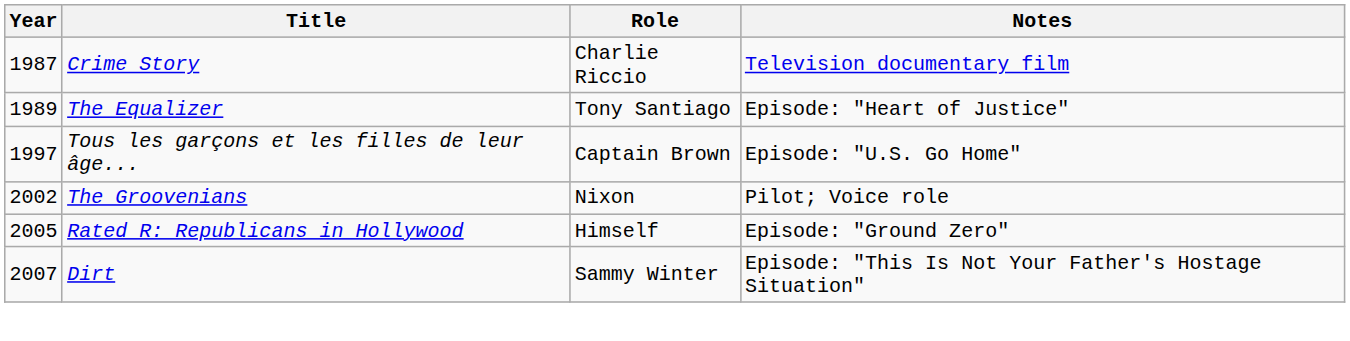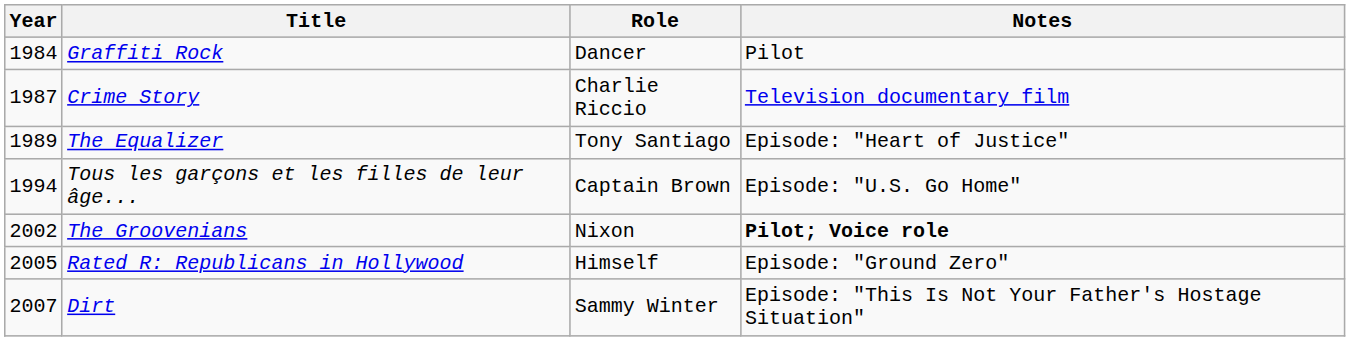+ row: (145, 54)
(34, 154) 1997 -> (34, 186) 1994
(847, 198) normal -> (847, 230) bold
